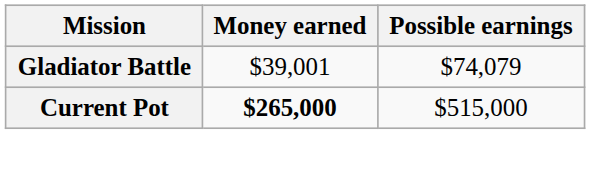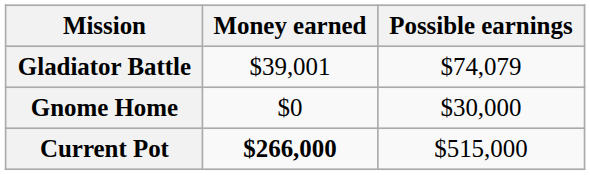+ row: (104, 107)
(290, 107) $265,000 -> (290, 148) $266,000
